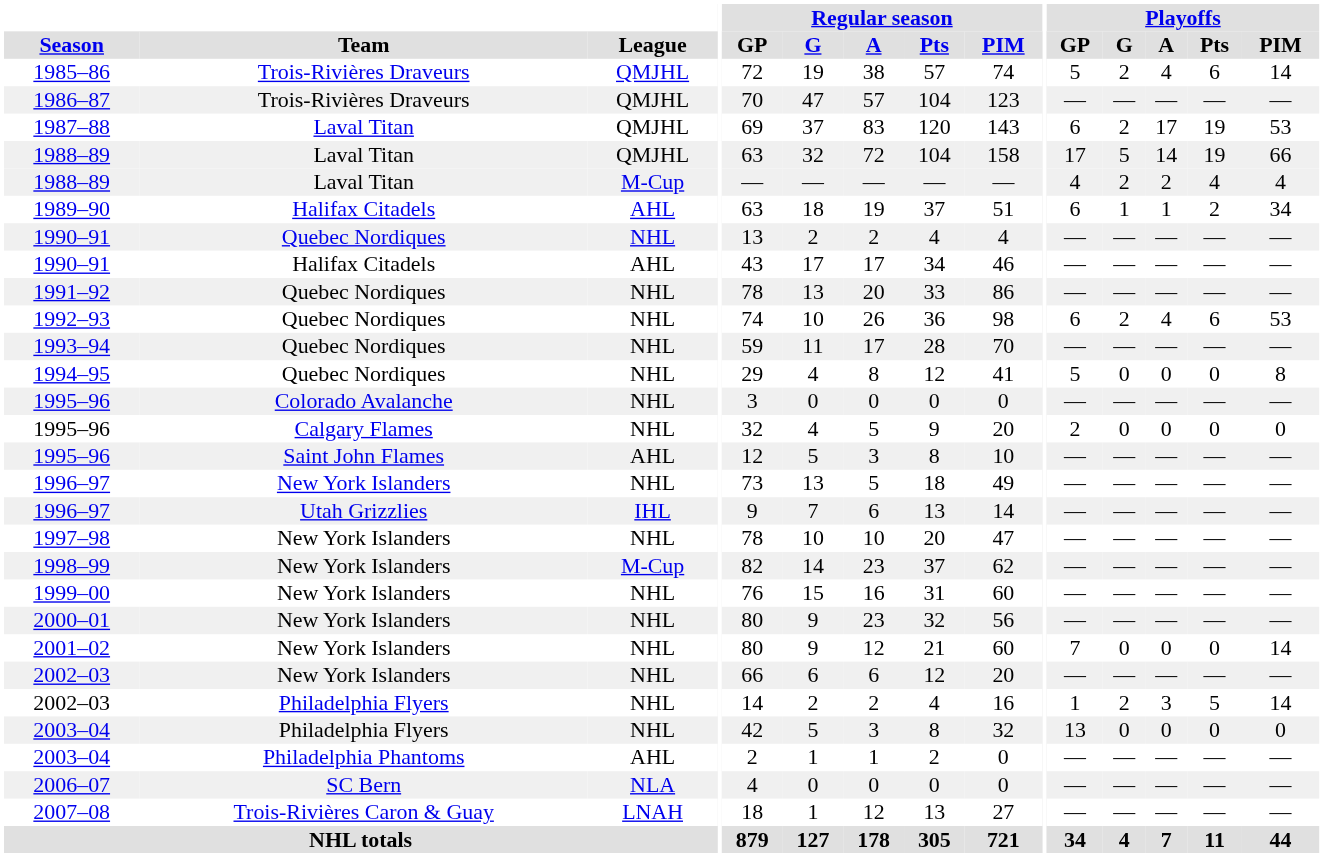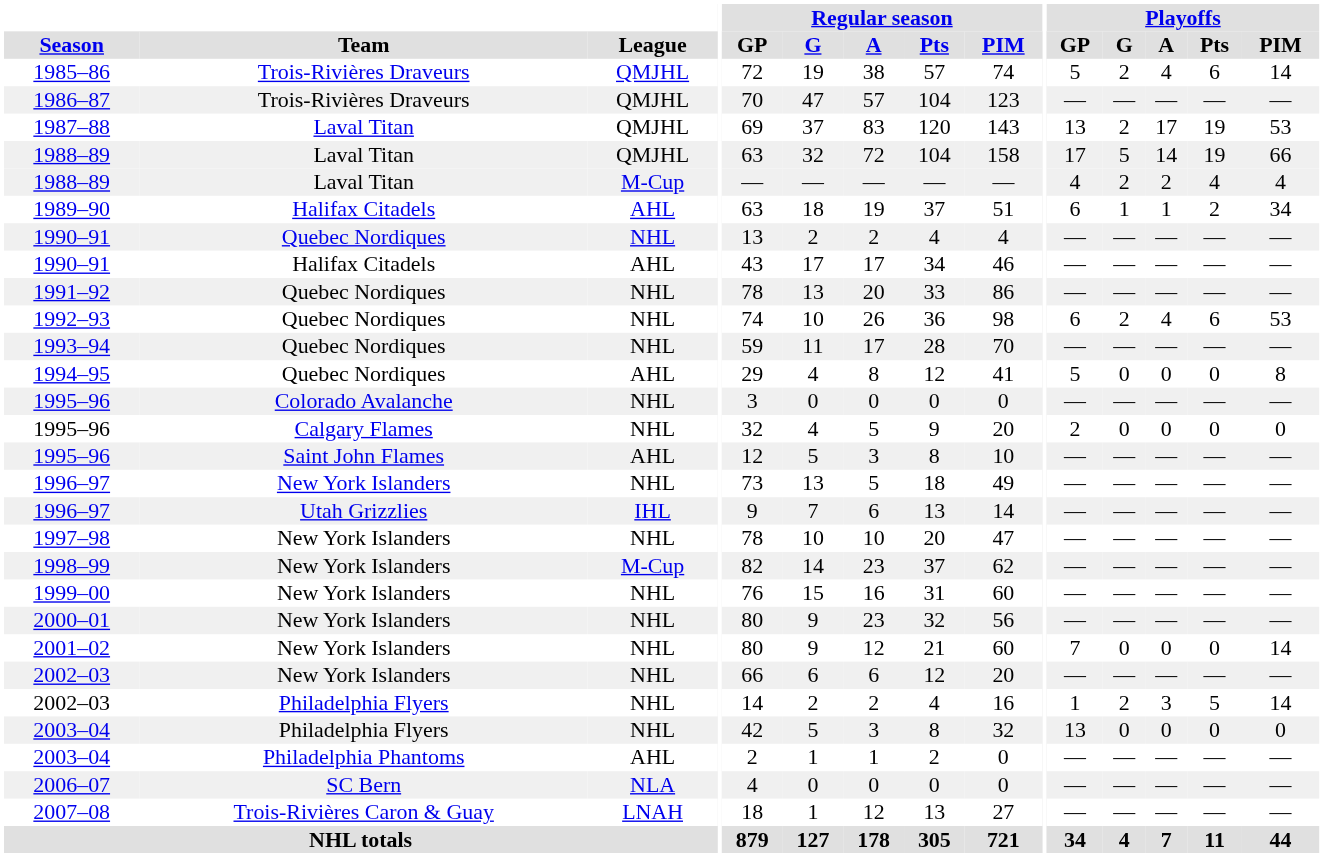(1075, 127) 6 -> (1075, 127) 13
(653, 373) NHL -> (653, 373) AHL
